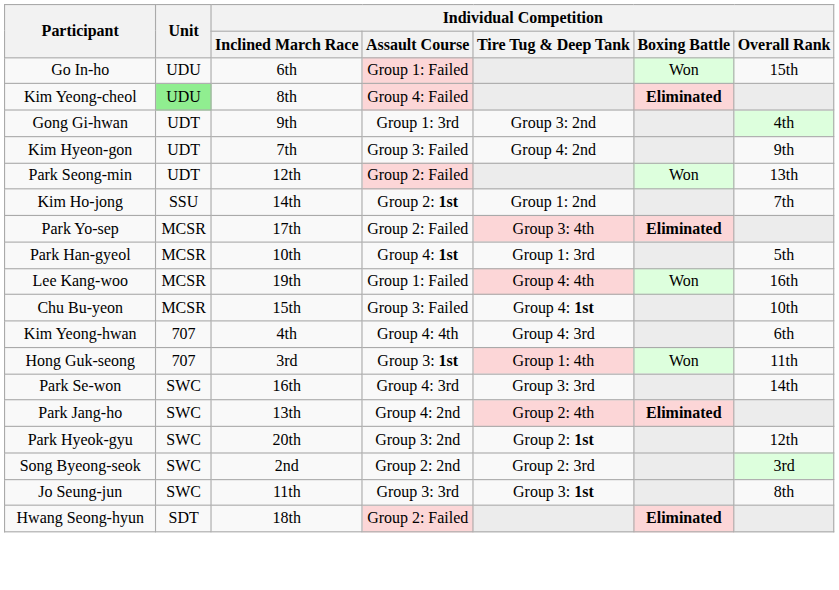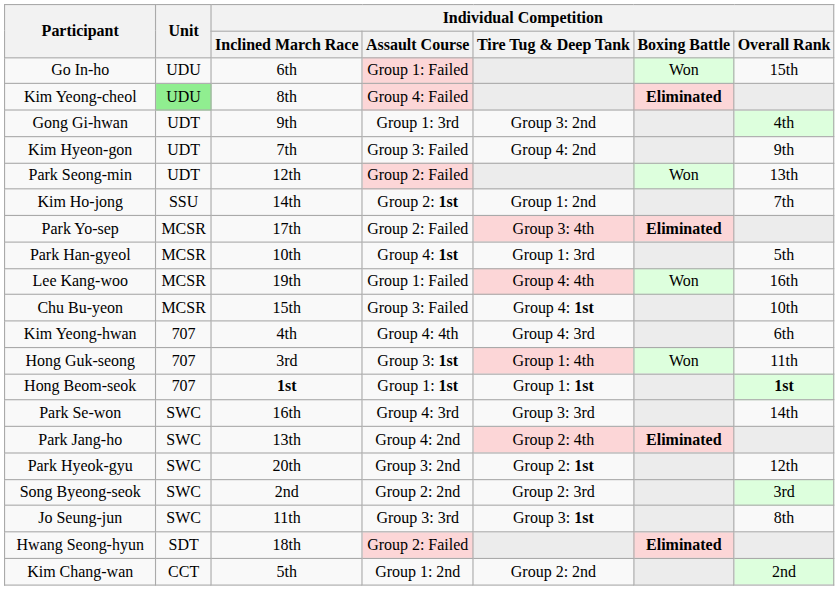+ row: (80, 387)
+ row: (80, 571)
